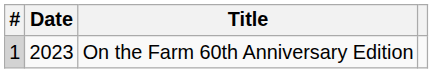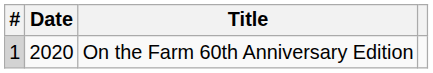(51, 51) 2023 -> (51, 51) 2020
